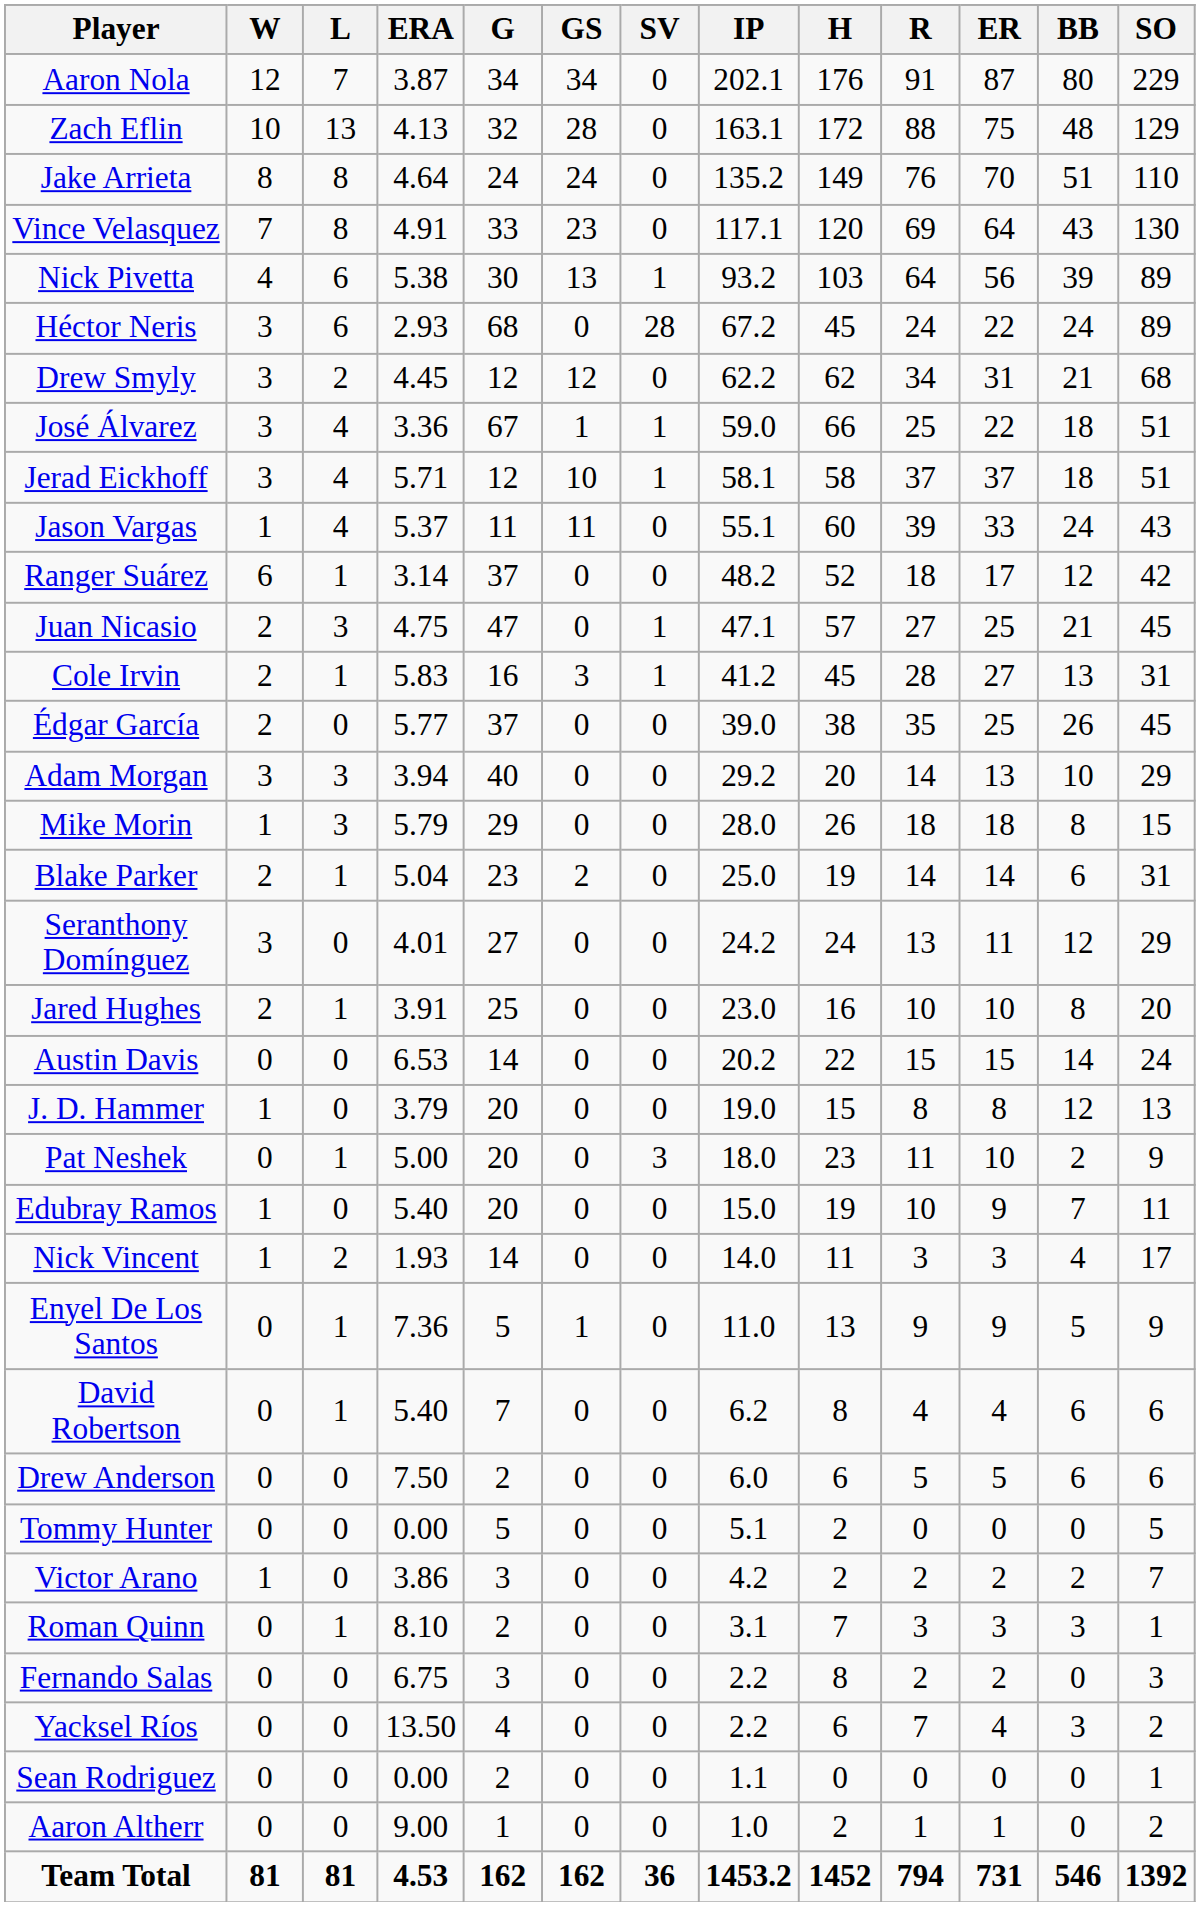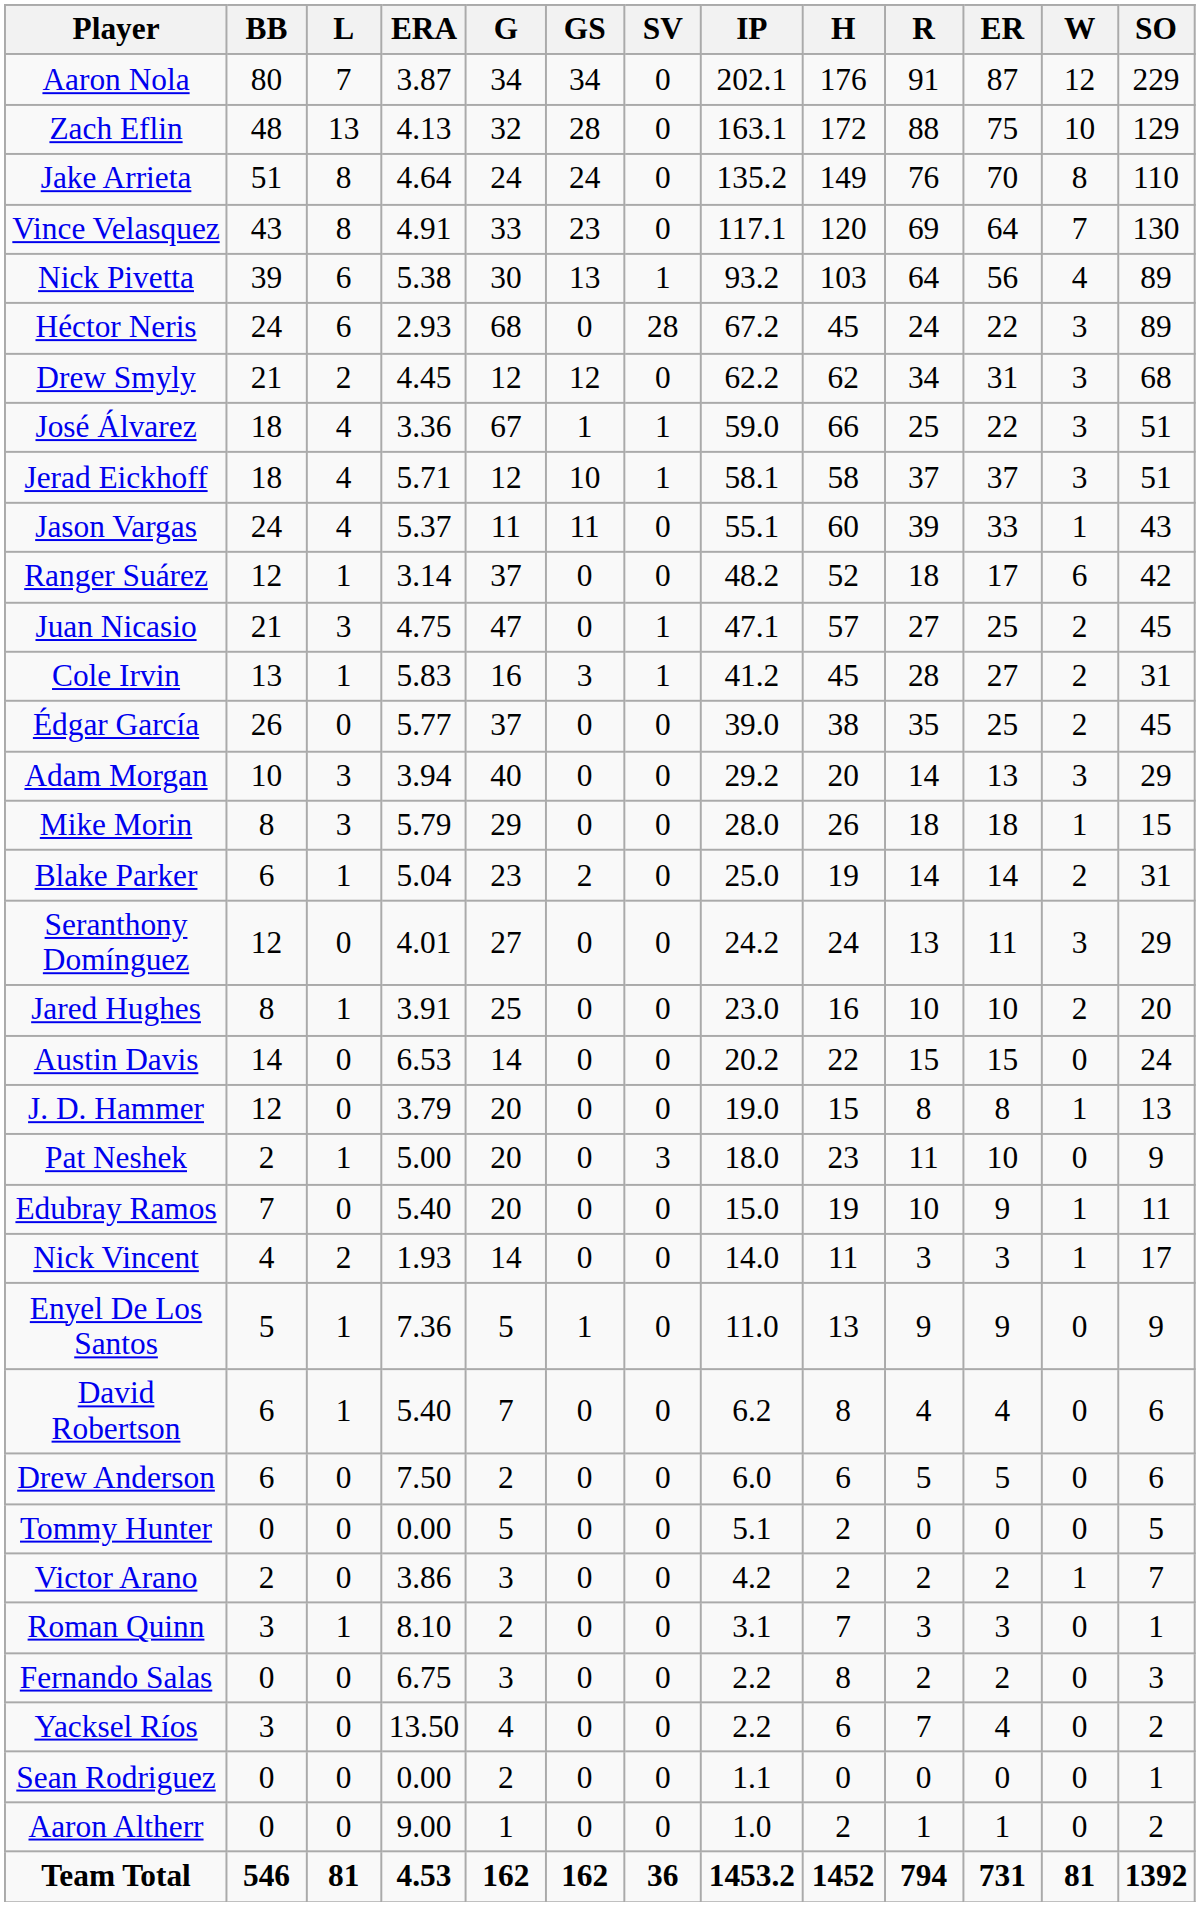columns swapped: (265, 29) <-> (1078, 29)
